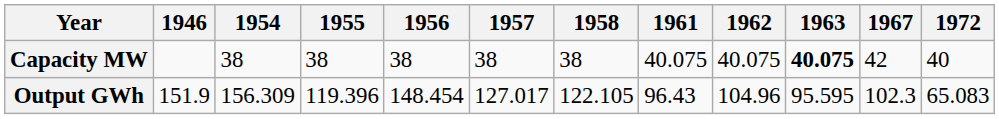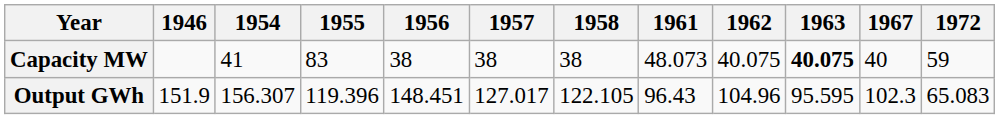(232, 58) 38 -> (232, 58) 41
(317, 58) 38 -> (317, 58) 83
(676, 58) 40.075 -> (676, 58) 48.073
(876, 58) 42 -> (876, 58) 40
(938, 58) 40 -> (938, 58) 59
(258, 95) 156.309 -> (258, 95) 156.307
(427, 95) 148.454 -> (427, 95) 148.451
